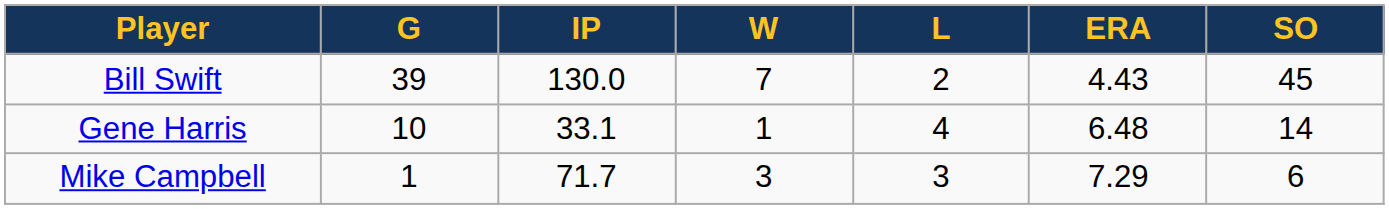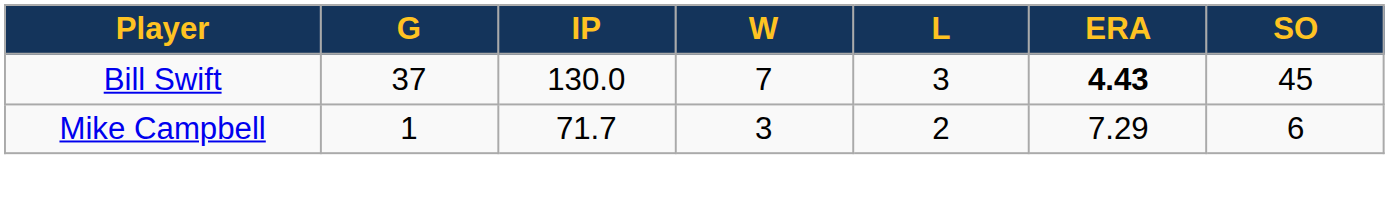(409, 78) 39 -> (409, 78) 37
(941, 78) 2 -> (941, 78) 3
(1118, 78) normal -> (1118, 78) bold
- row: (163, 128)
(941, 177) 3 -> (941, 128) 2
